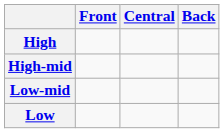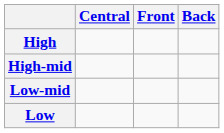columns swapped: (98, 16) <-> (149, 16)
